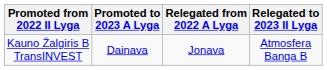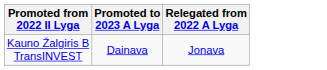- column: (286, 19)
